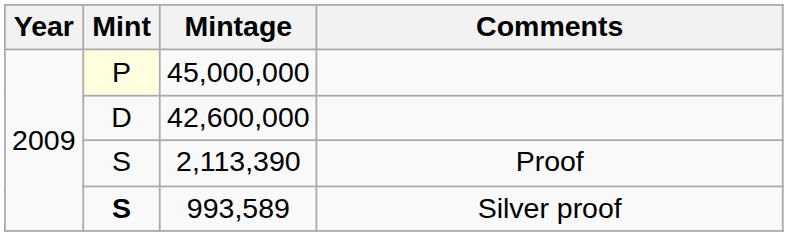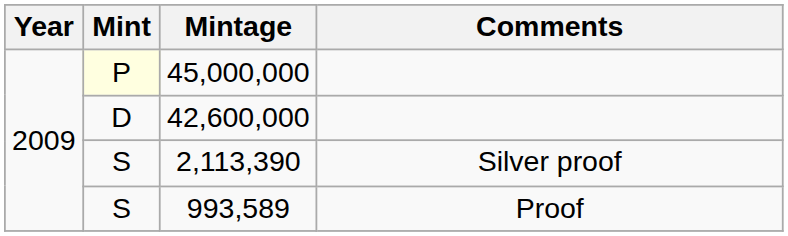(550, 162) Proof -> (550, 162) Silver proof
(122, 207) bold -> (122, 207) normal
(550, 207) Silver proof -> (550, 207) Proof
